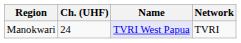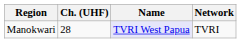(66, 29) 24 -> (66, 29) 28
